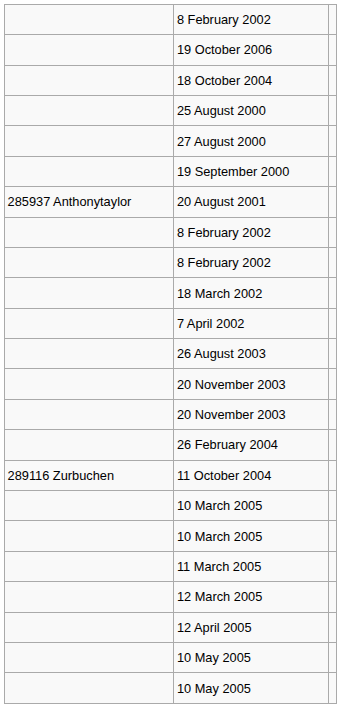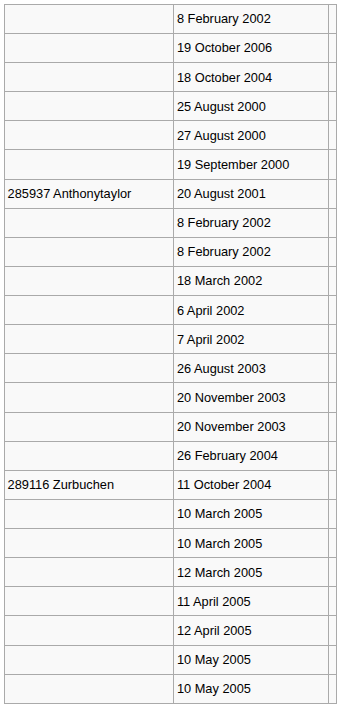+ row: (89, 310)
- row: (89, 567)
+ row: (89, 601)
